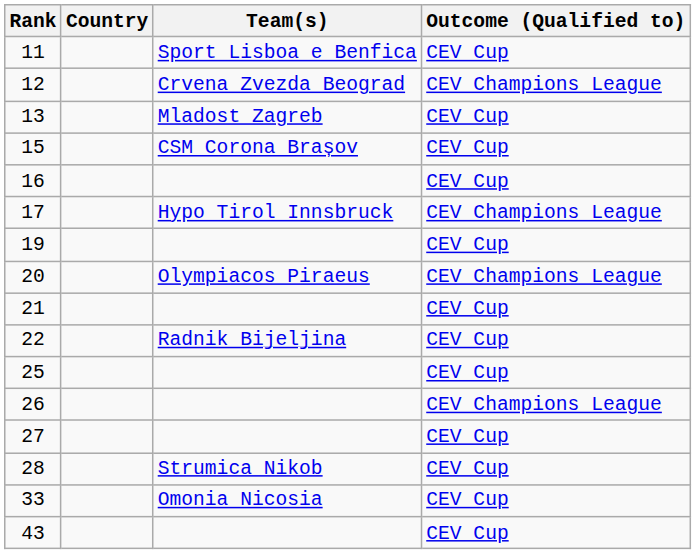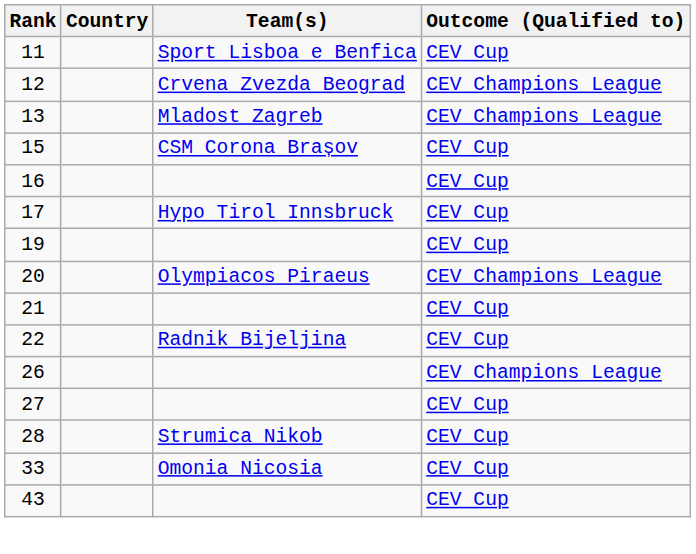(467, 117) CEV Cup -> (544, 117) CEV Champions League
(544, 213) CEV Champions League -> (467, 213) CEV Cup
- row: (33, 373)
